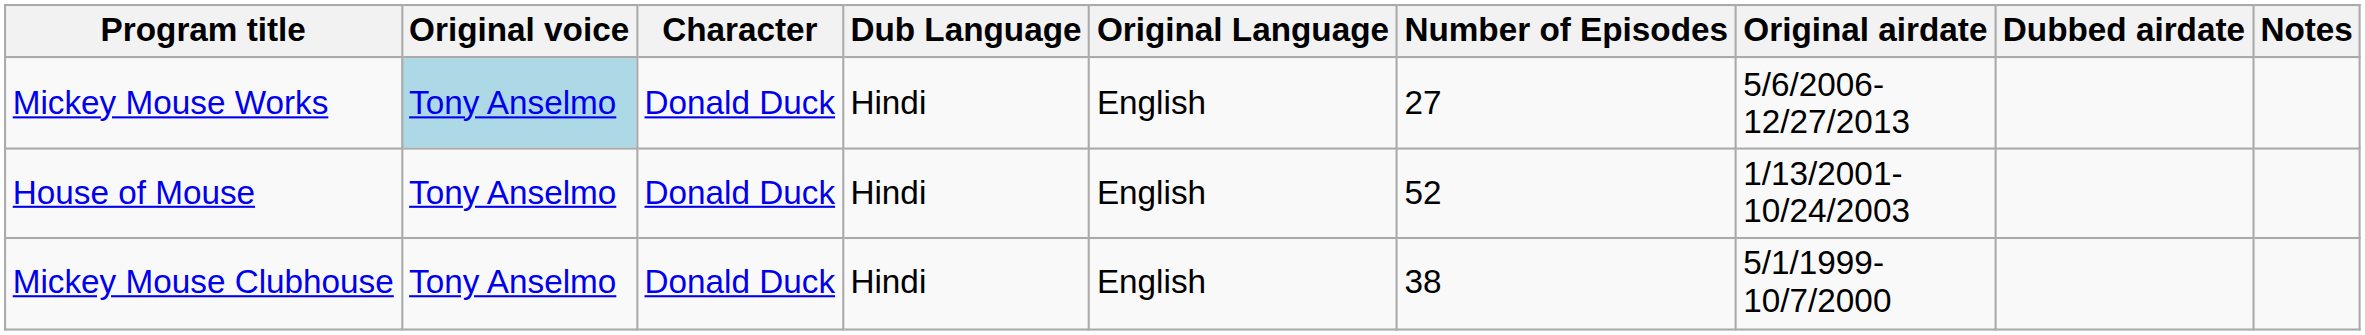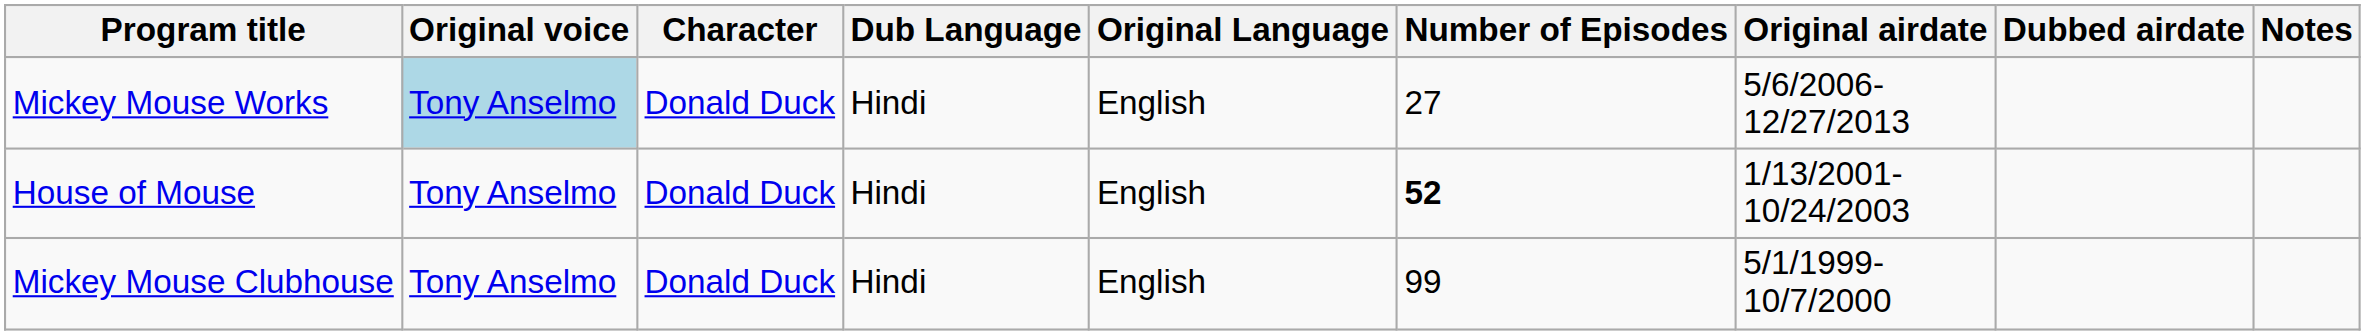(1423, 192) normal -> (1423, 192) bold
(1423, 282) 38 -> (1423, 282) 99
